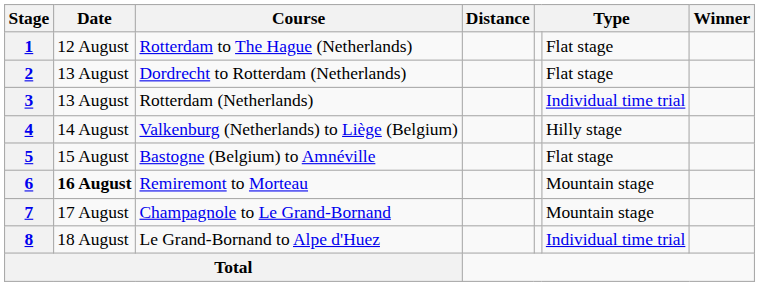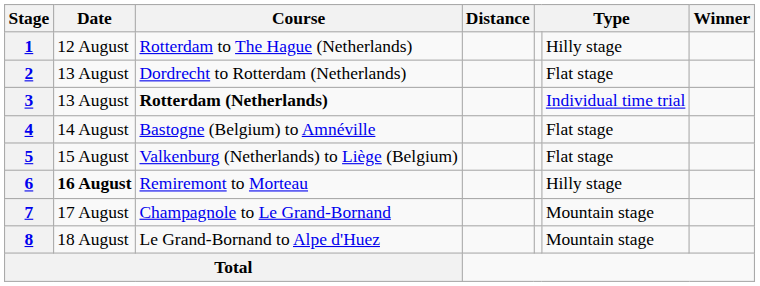(580, 45) Flat stage -> (584, 45) Hilly stage
(226, 101) normal -> (234, 101) bold
(299, 128) Valkenburg (Netherlands) to Liège (Belgium) -> (257, 128) Bastogne (Belgium) to Amnéville
(584, 128) Hilly stage -> (580, 128) Flat stage
(257, 156) Bastogne (Belgium) to Amnéville -> (299, 156) Valkenburg (Netherlands) to Liège (Belgium)
(600, 184) Mountain stage -> (584, 184) Hilly stage
(616, 239) Individual time trial -> (600, 239) Mountain stage
